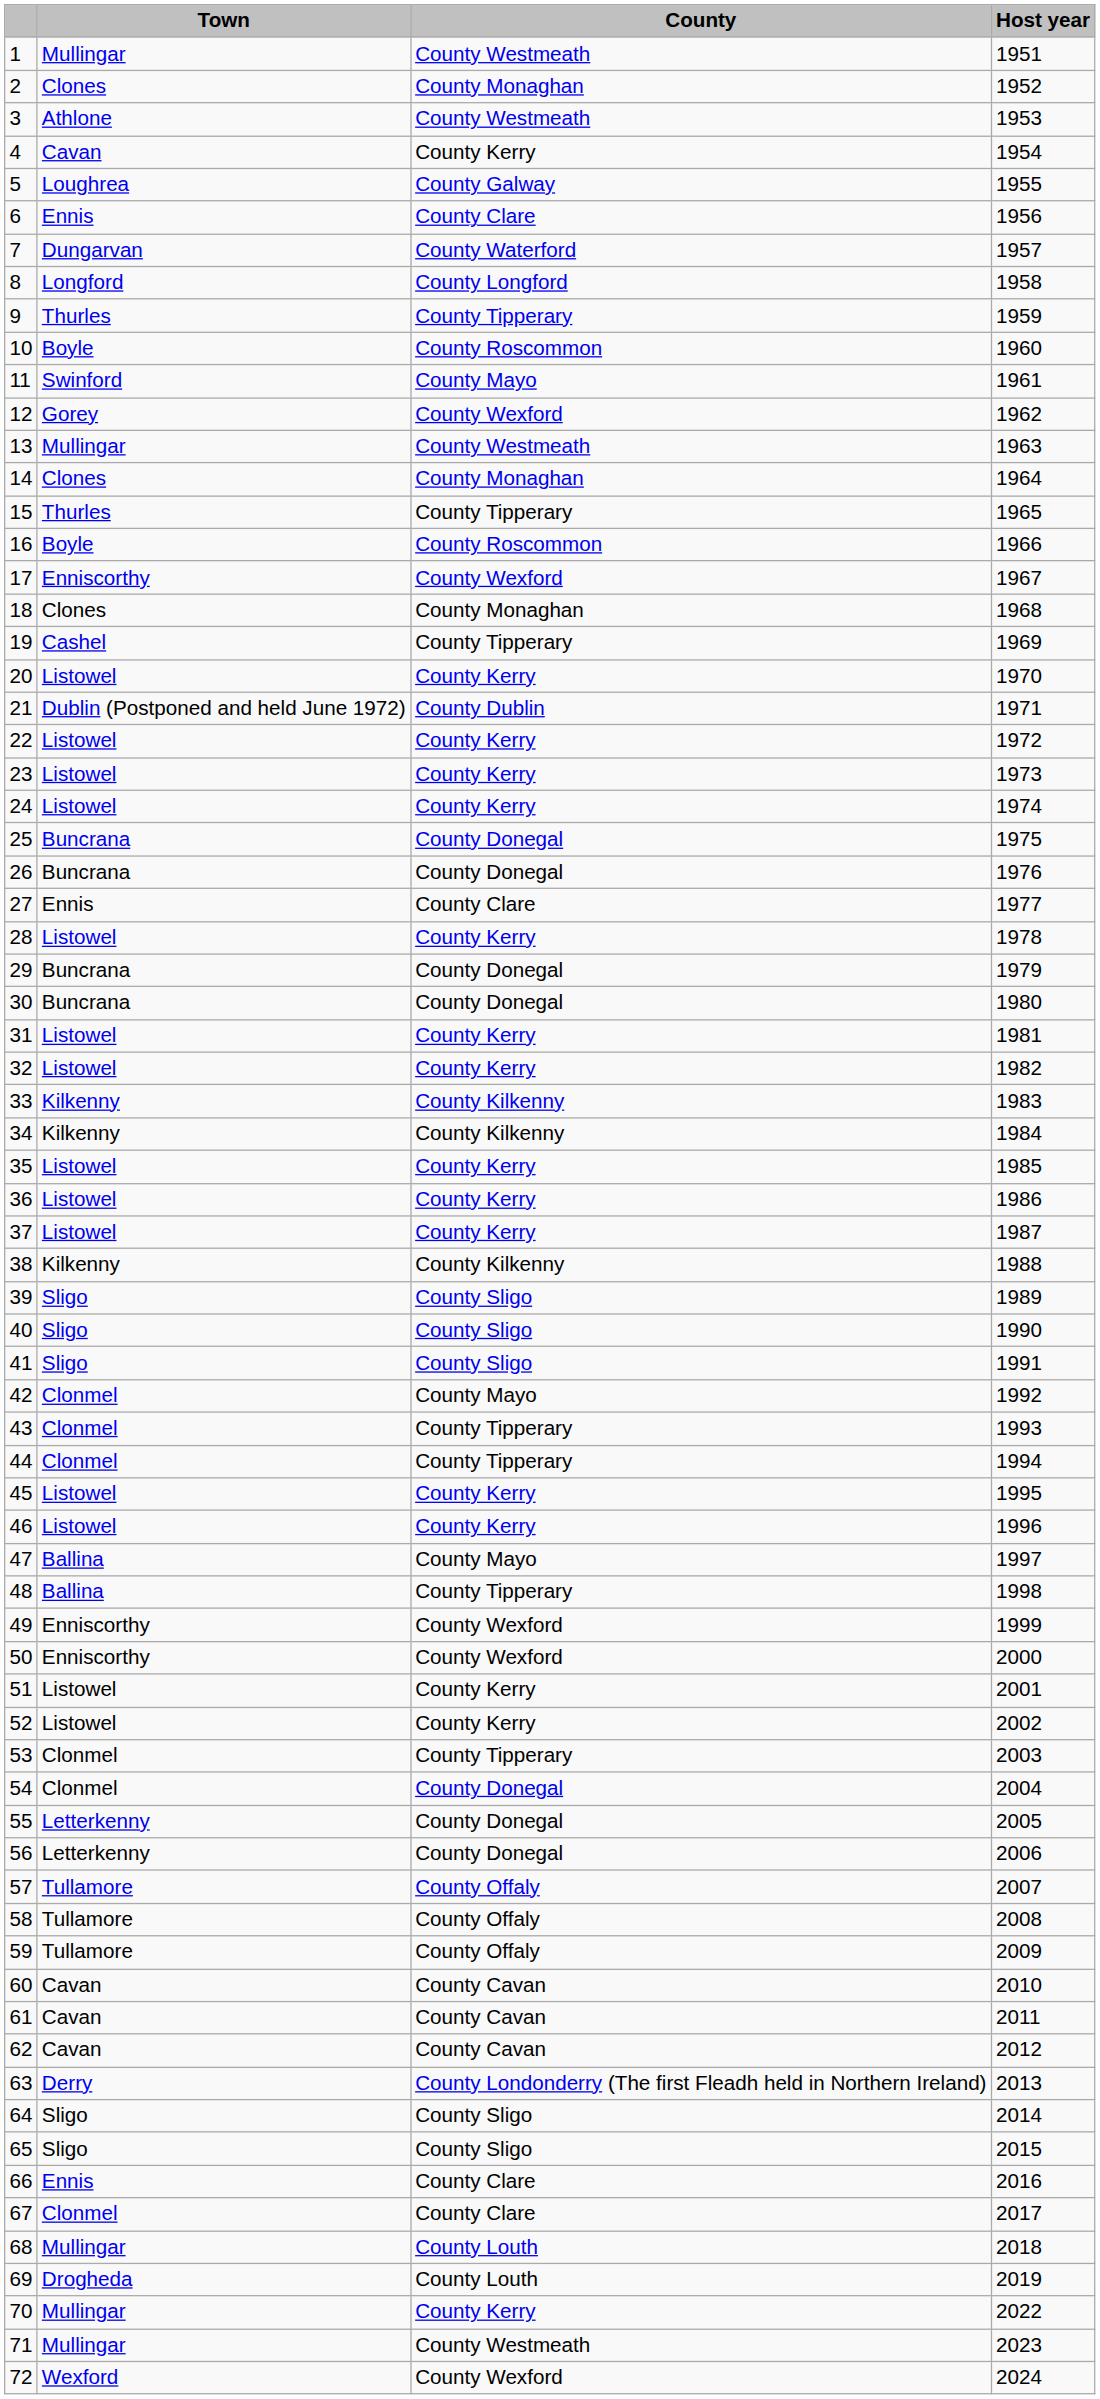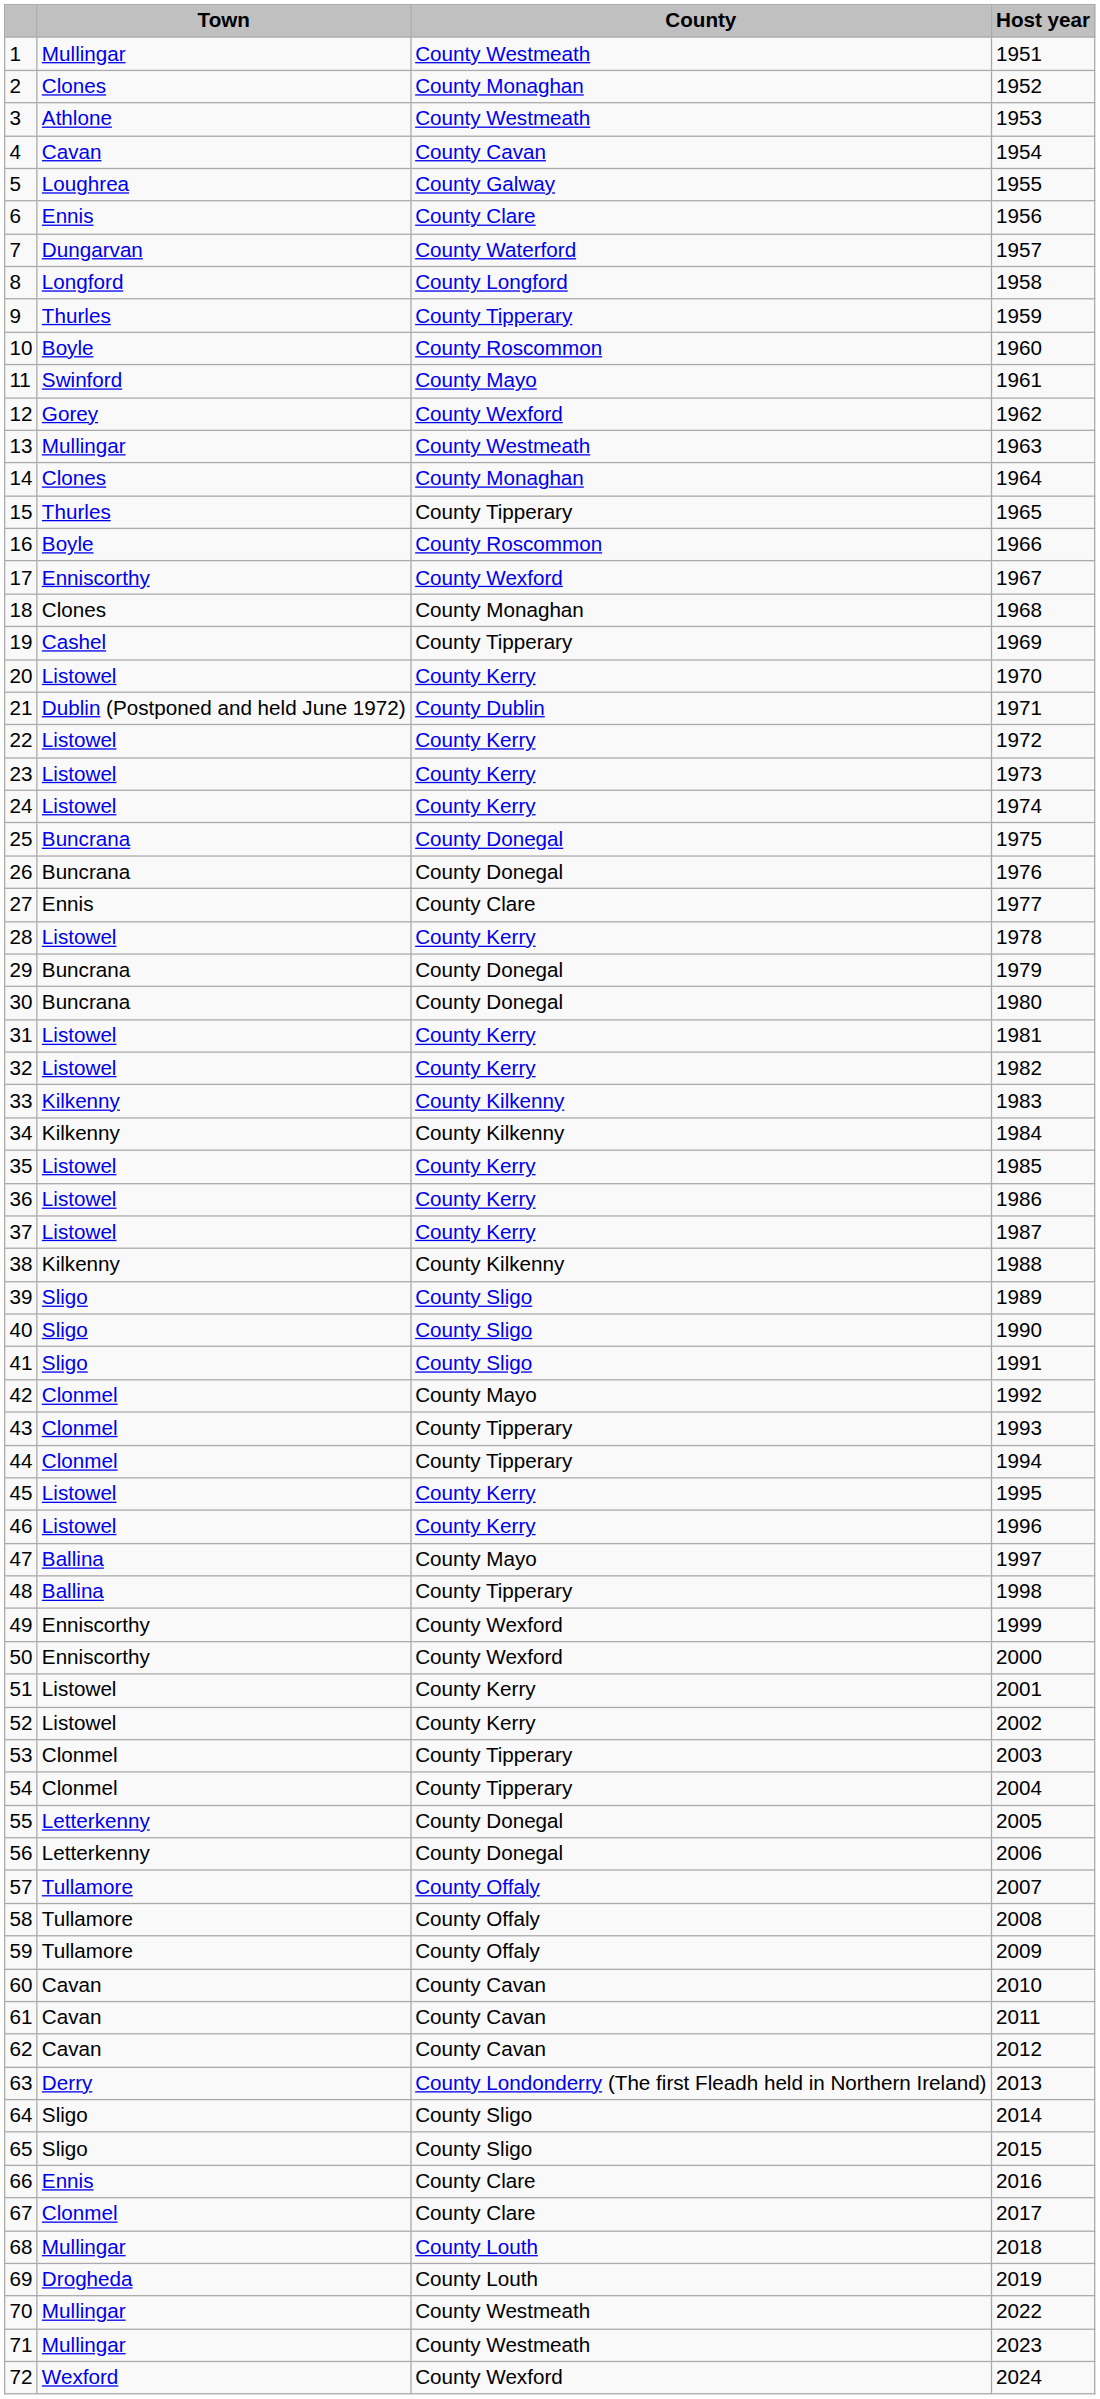(475, 151) County Kerry -> (481, 151) County Cavan
(489, 1788) County Donegal -> (494, 1788) County Tipperary
(475, 2312) County Kerry -> (503, 2312) County Westmeath
